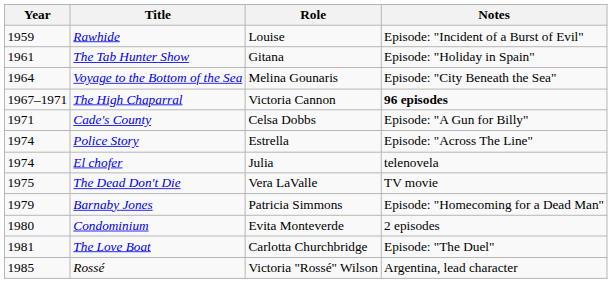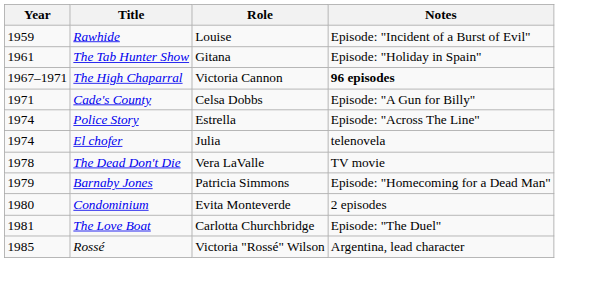- row: (158, 78)
(21, 183) 1975 -> (21, 162) 1978
